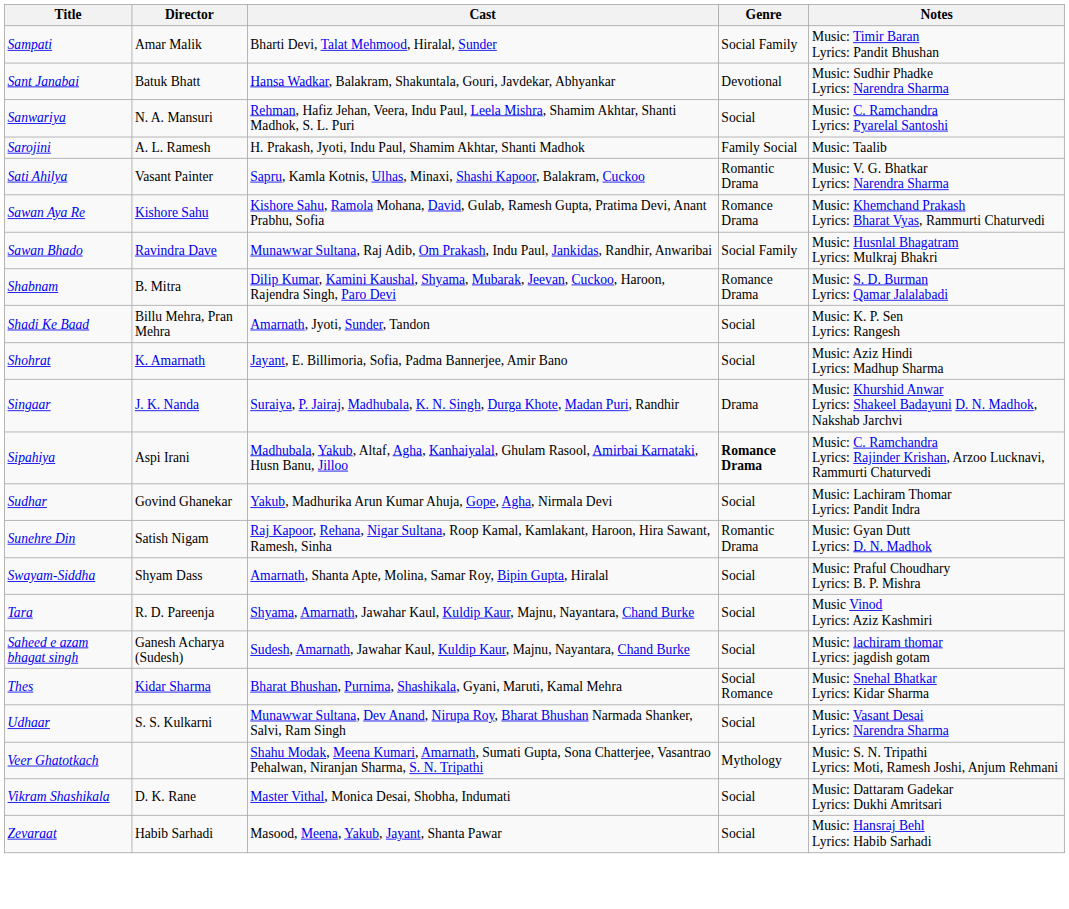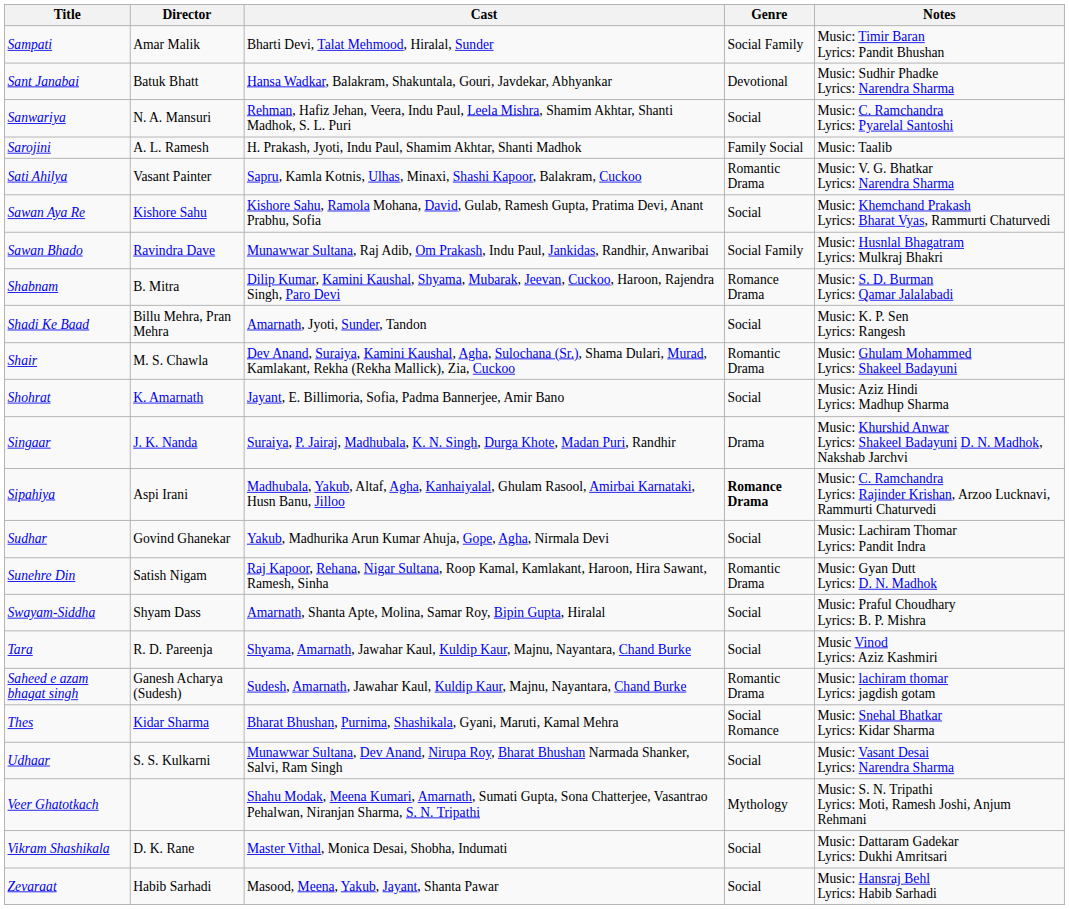(747, 213) Romance Drama -> (744, 213) Social
+ row: (22, 361)
(738, 649) Social -> (754, 686) Romantic Drama
